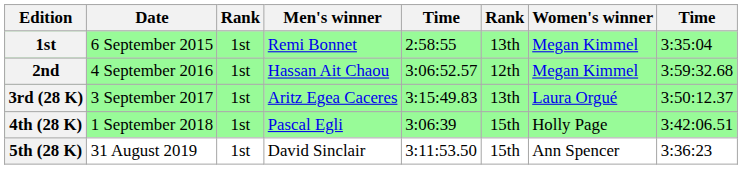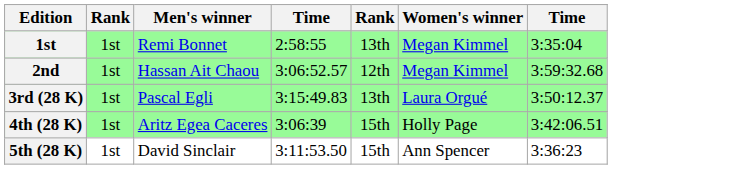- column: (152, 17)
(333, 97) Aritz Egea Caceres -> (175, 97) Pascal Egli
(305, 124) Pascal Egli -> (203, 124) Aritz Egea Caceres
